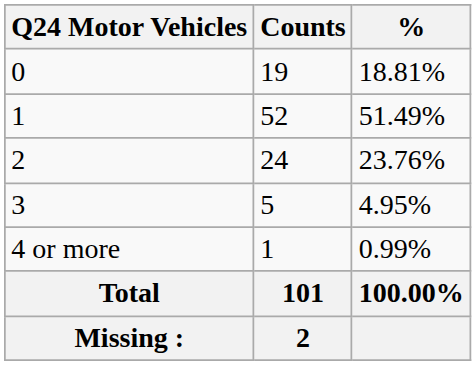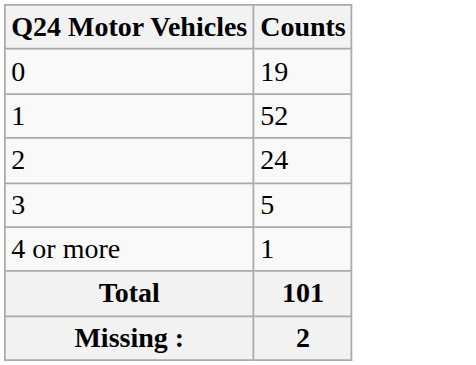- column: (411, 26)
